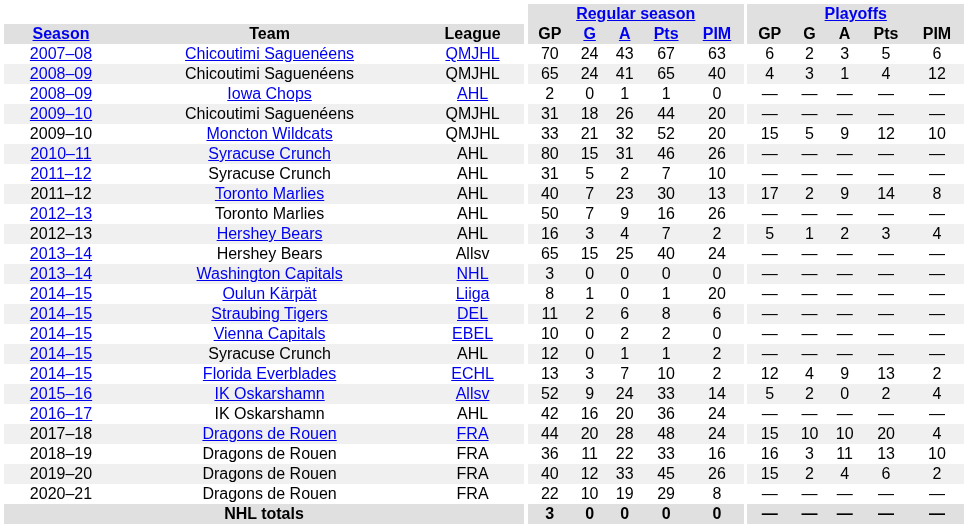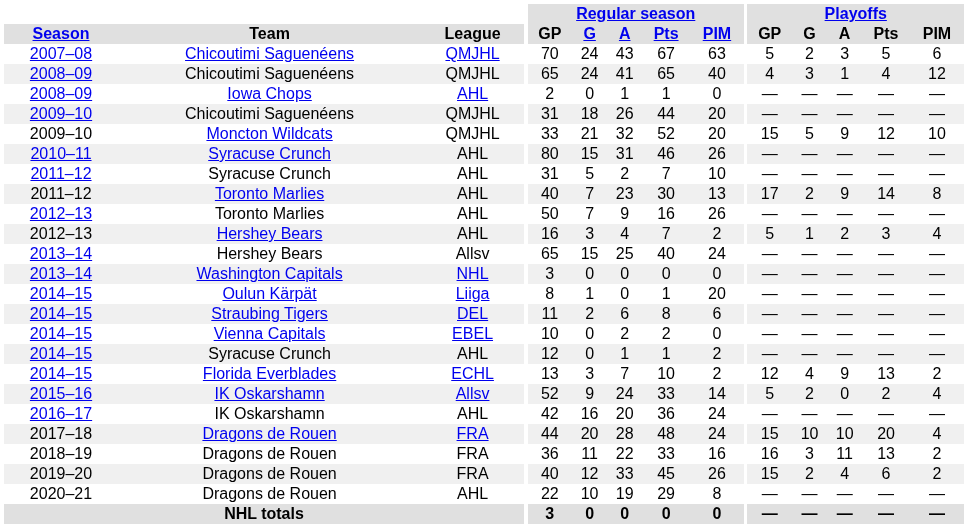(770, 54) 6 -> (770, 54) 5
(937, 454) 10 -> (937, 454) 2
(473, 494) FRA -> (473, 494) AHL
